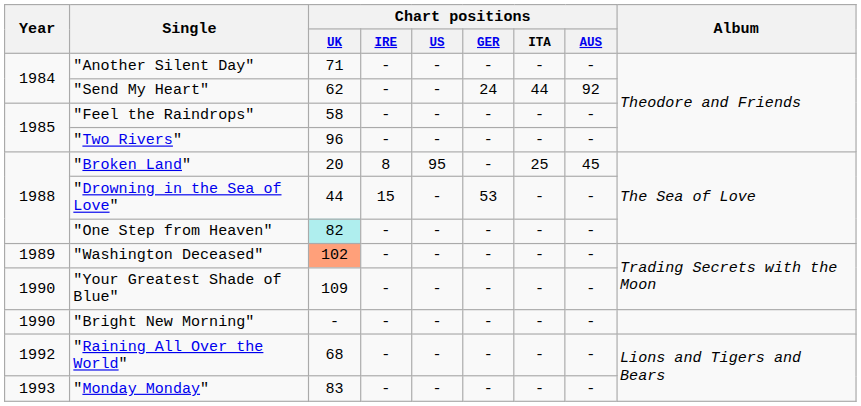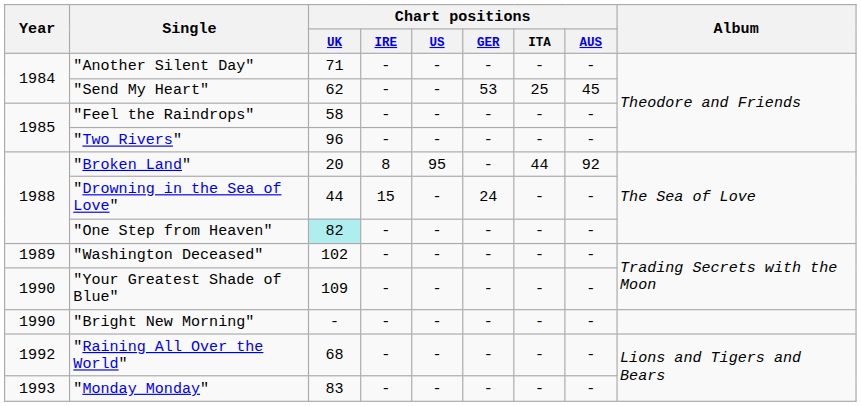(488, 91) 24 -> (488, 91) 53
(540, 91) 44 -> (540, 91) 25
(591, 91) 92 -> (591, 91) 45
(540, 164) 25 -> (540, 164) 44
(591, 164) 45 -> (591, 164) 92
(488, 198) 53 -> (488, 198) 24
(335, 255) lightsalmon background -> (335, 255) no background
